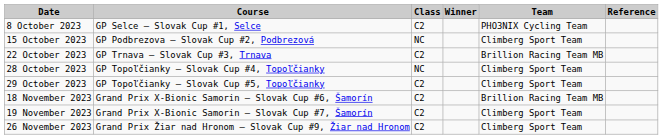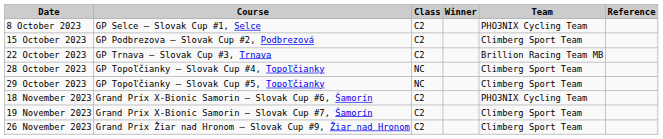(419, 40) NC -> (419, 40) C2
(419, 84) C2 -> (419, 84) NC
(542, 98) Brillion Racing Team MB -> (534, 98) PHO3NIX Cycling Team
